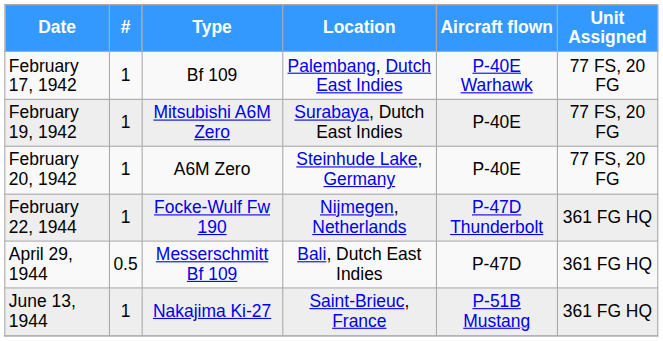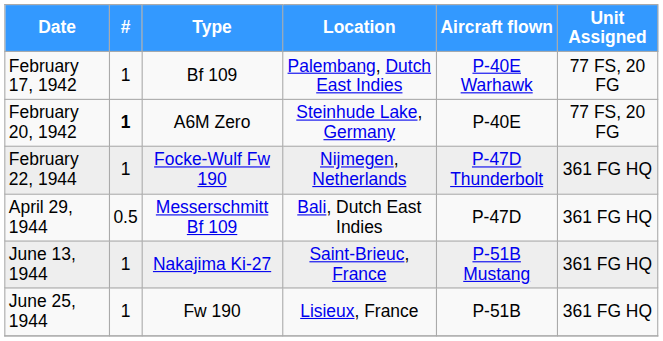- row: (44, 122)
(126, 169) normal -> (126, 122) bold
+ row: (42, 311)
